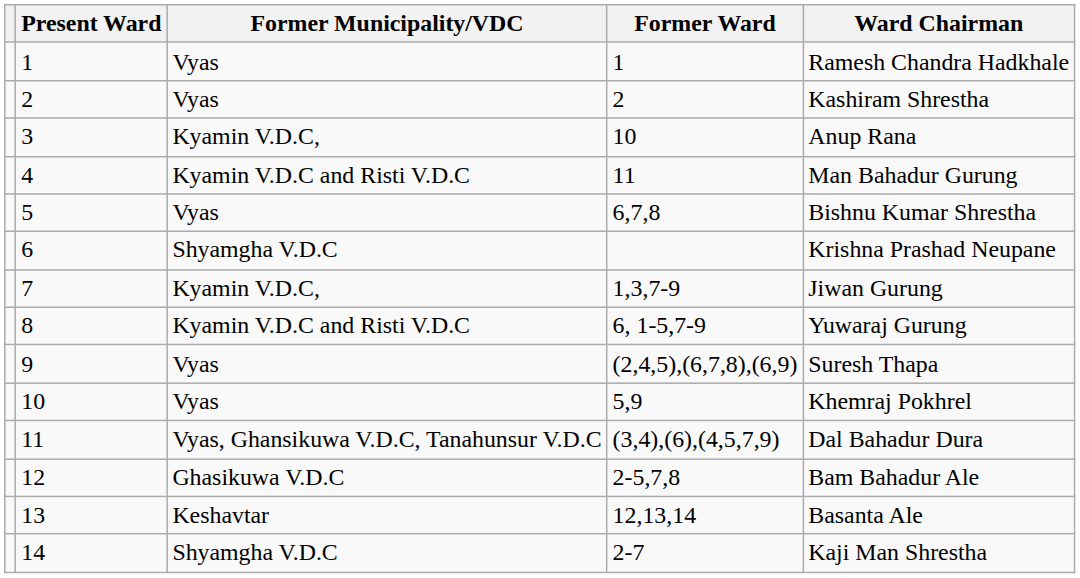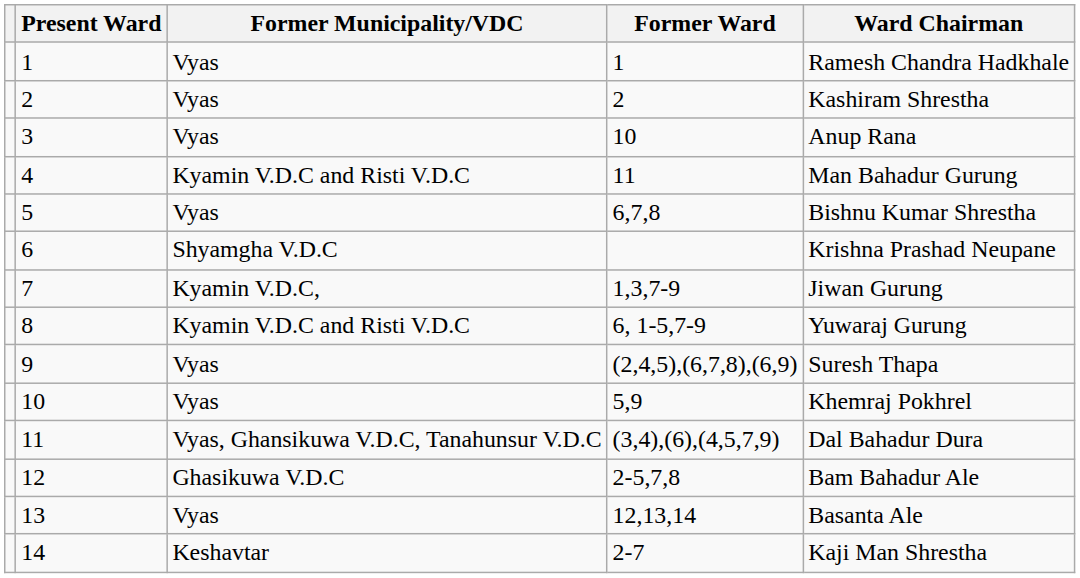(246, 136) Kyamin V.D.C, -> (196, 136) Vyas
(221, 514) Keshavtar -> (196, 514) Vyas
(255, 552) Shyamgha V.D.C -> (221, 552) Keshavtar
